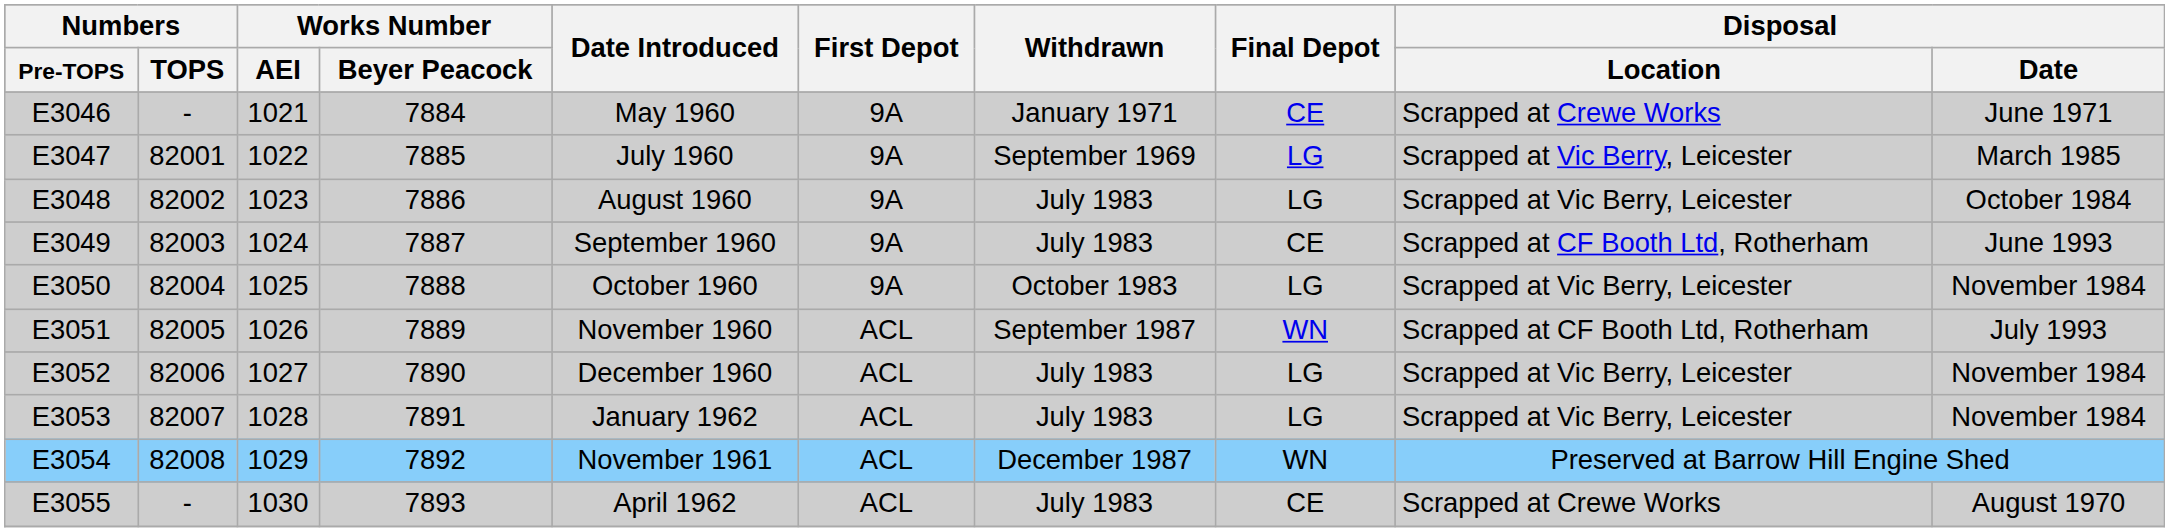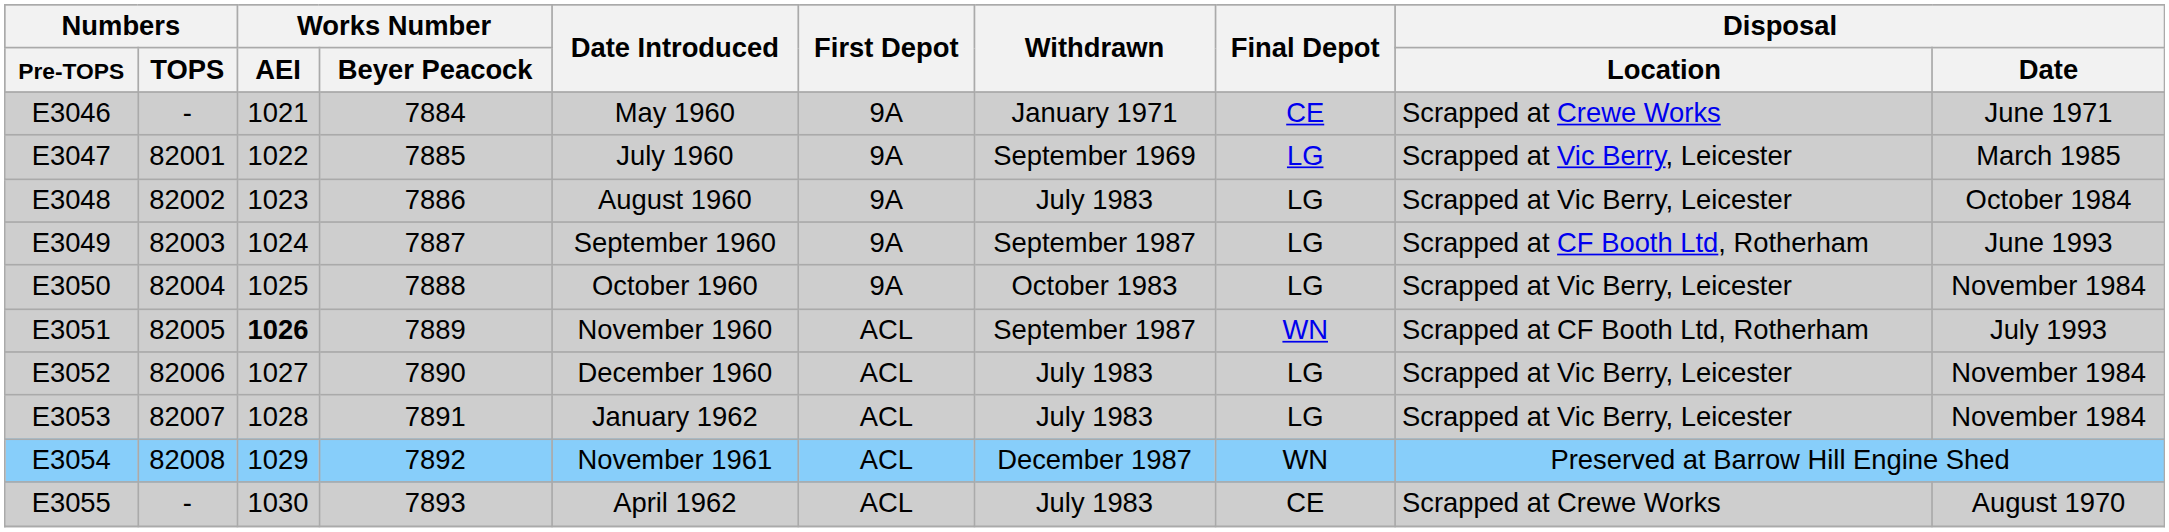(1094, 243) July 1983 -> (1094, 243) September 1987
(1305, 243) CE -> (1305, 243) LG
(278, 329) normal -> (278, 329) bold
